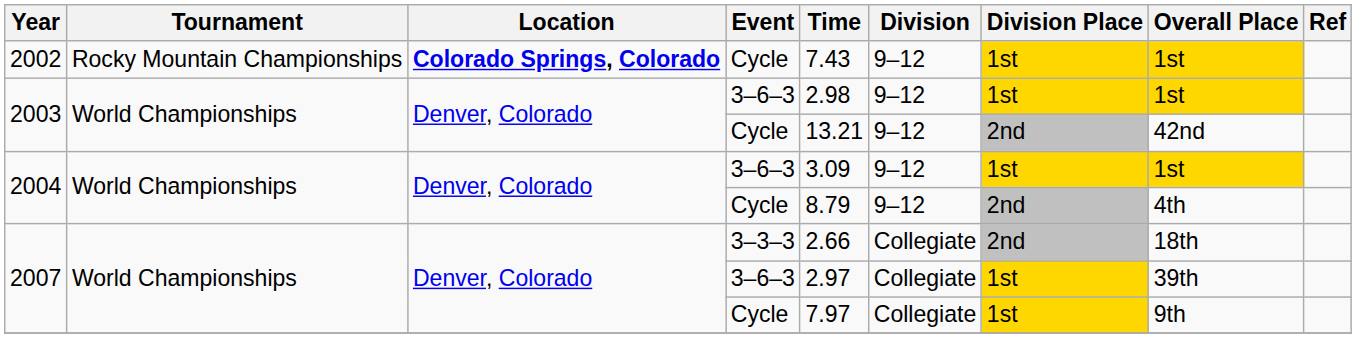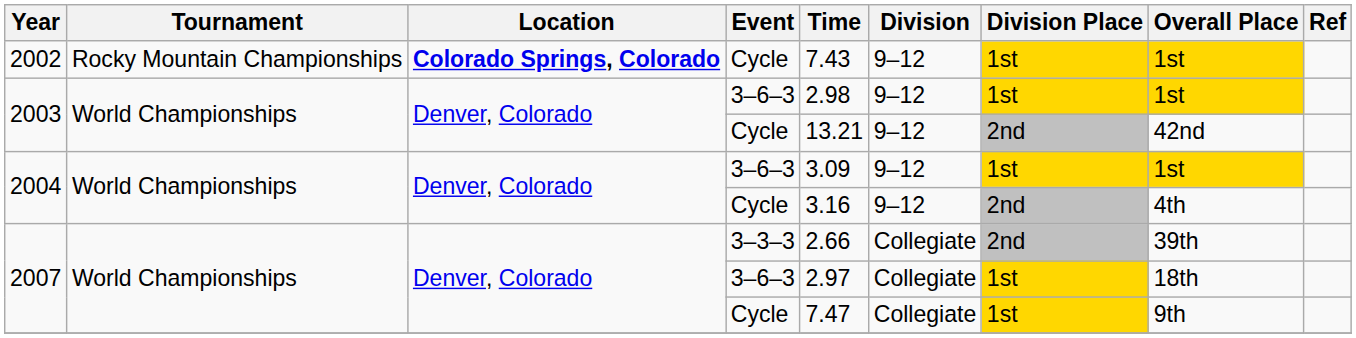(828, 205) 8.79 -> (828, 205) 3.16
(1176, 242) 18th -> (1176, 242) 39th
(1176, 278) 39th -> (1176, 278) 18th
(828, 315) 7.97 -> (828, 315) 7.47
